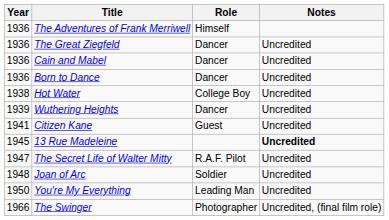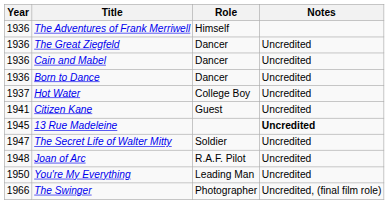(18, 93) 1938 -> (18, 93) 1937
- row: (76, 110)
(220, 158) R.A.F. Pilot -> (211, 142) Soldier
(211, 175) Soldier -> (220, 158) R.A.F. Pilot
